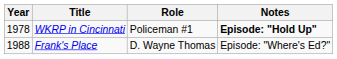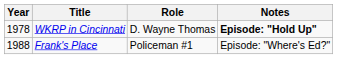(161, 29) Policeman #1 -> (173, 29) D. Wayne Thomas
(173, 45) D. Wayne Thomas -> (161, 45) Policeman #1
